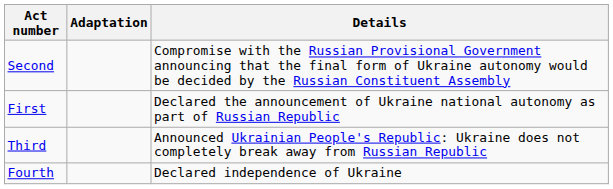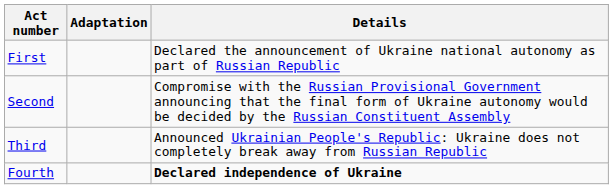rows swapped: (27, 109) <-> (31, 66)
(278, 173) normal -> (278, 173) bold
